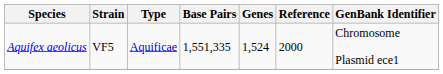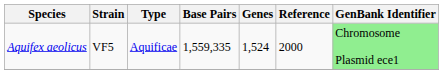(207, 46) 1,551,335 -> (207, 46) 1,559,335
(368, 46) no background -> (368, 46) lightgreen background
